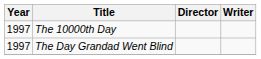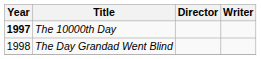(19, 29) normal -> (19, 29) bold
(19, 46) 1997 -> (19, 46) 1998
